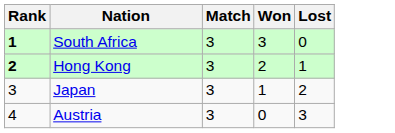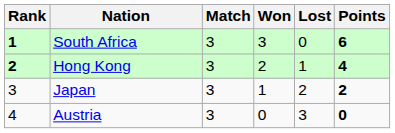+ column: (362, 16)
